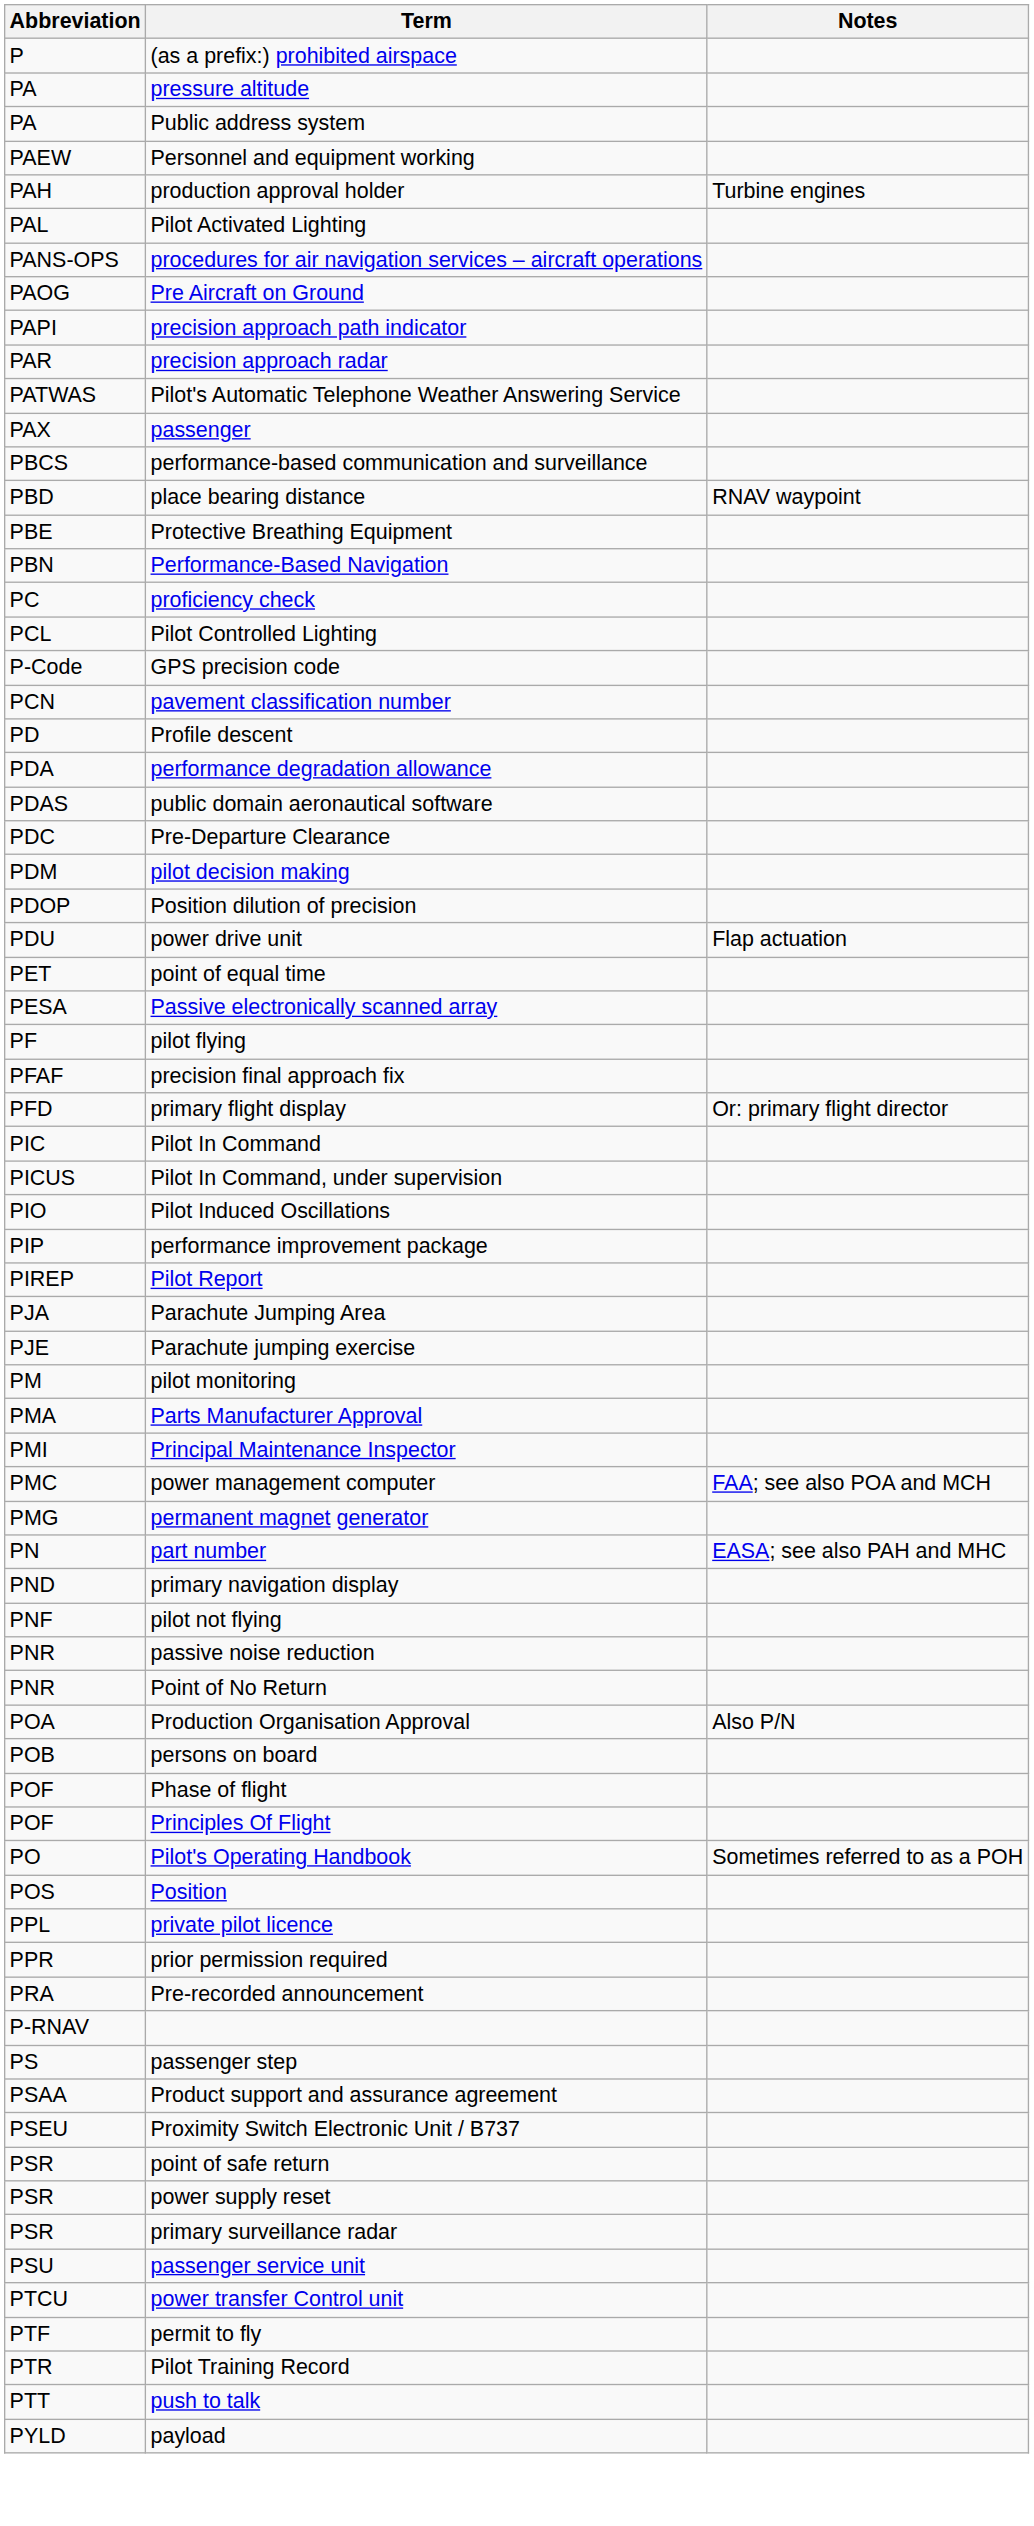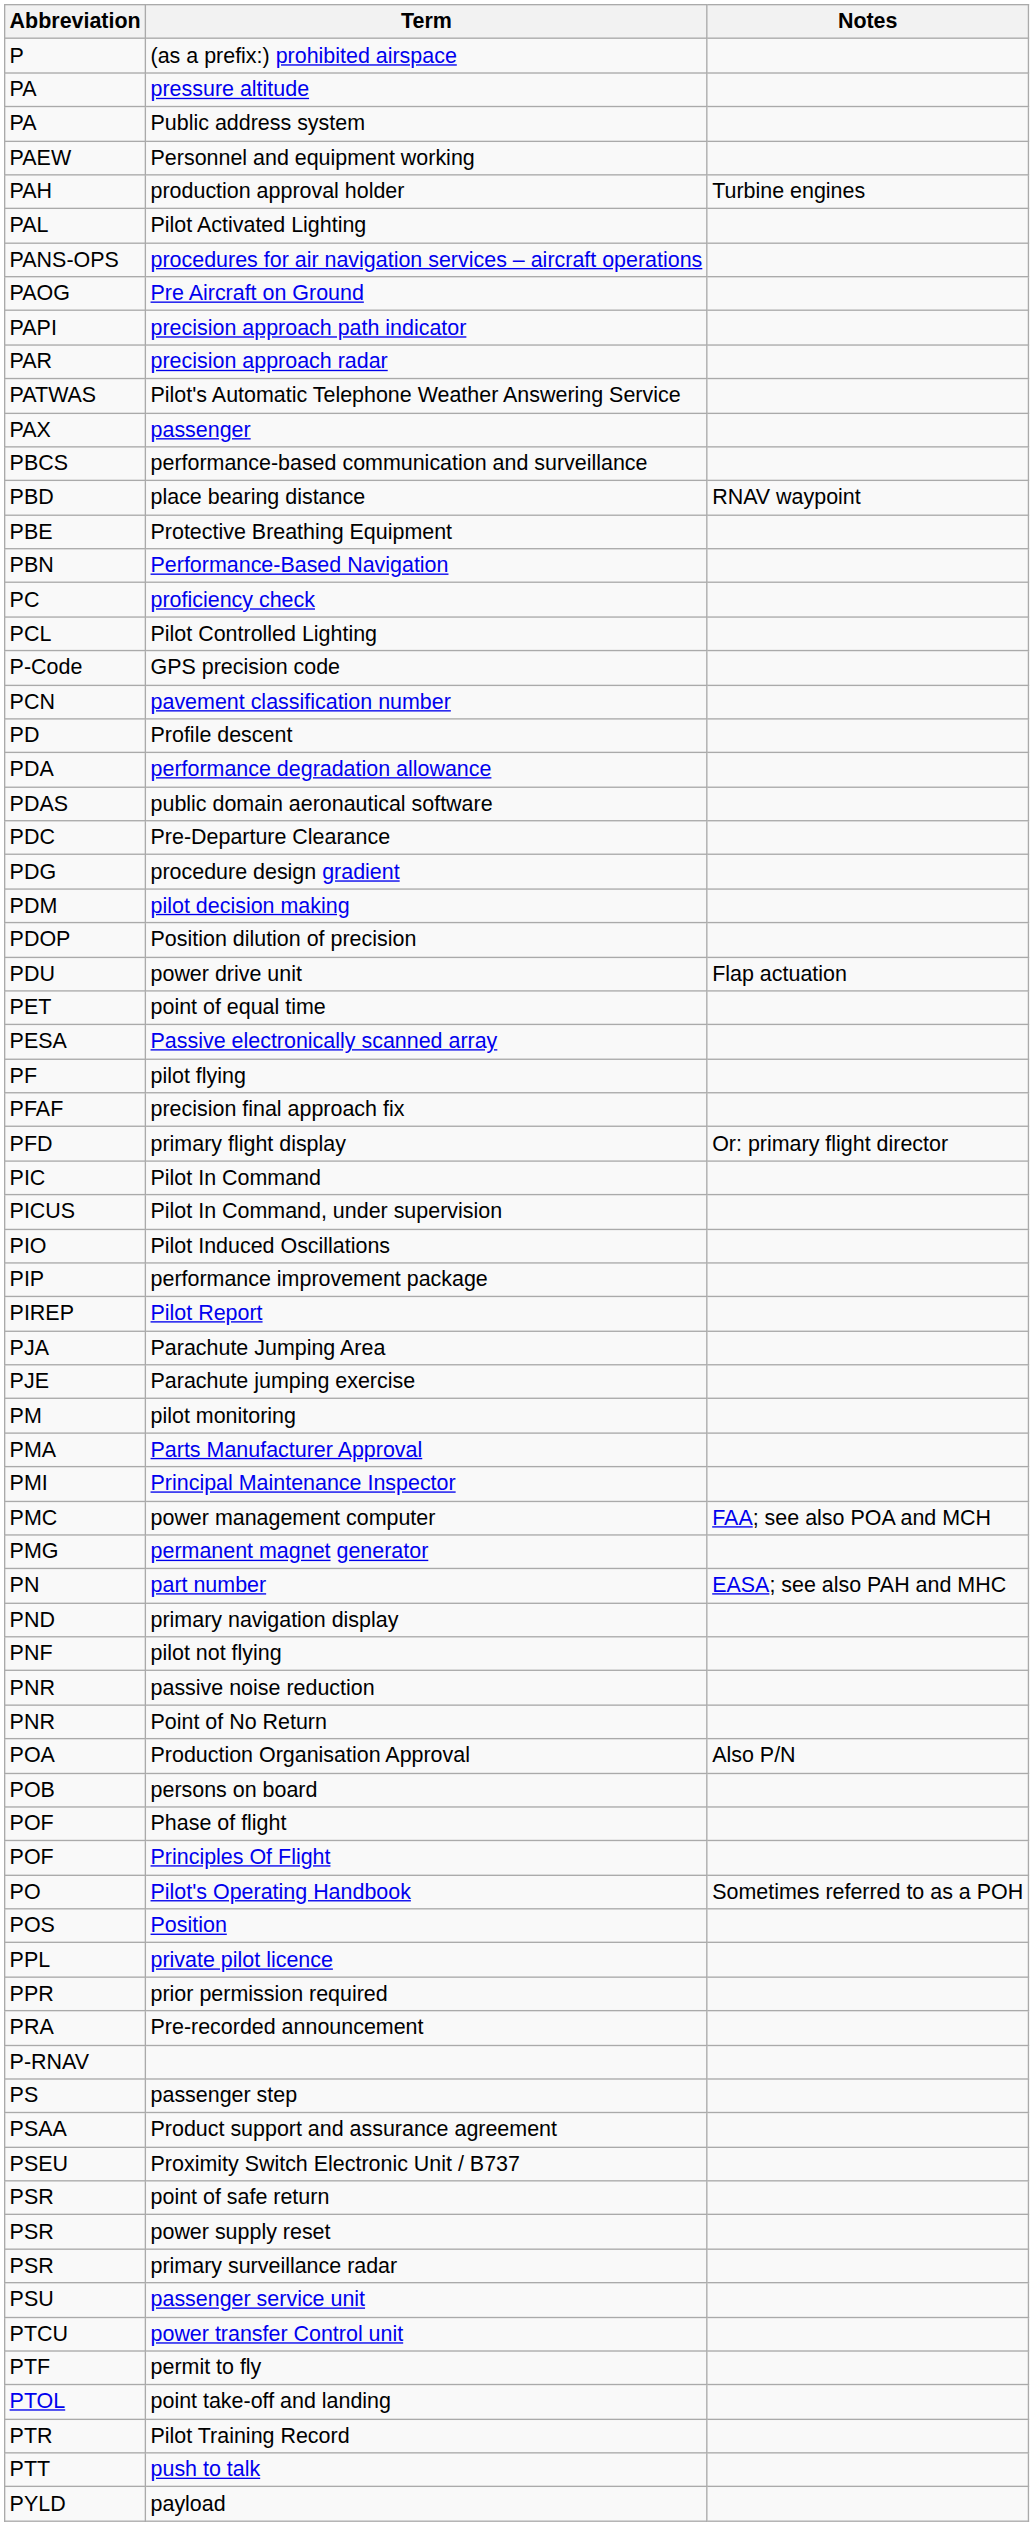+ row: (275, 871)
+ row: (271, 2401)
